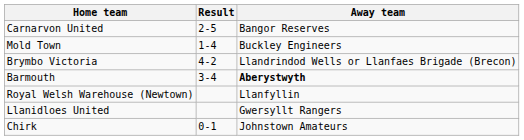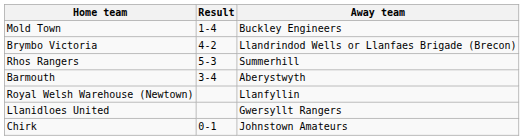- row: (55, 29)
+ row: (43, 61)
(272, 78) bold -> (272, 78) normal
